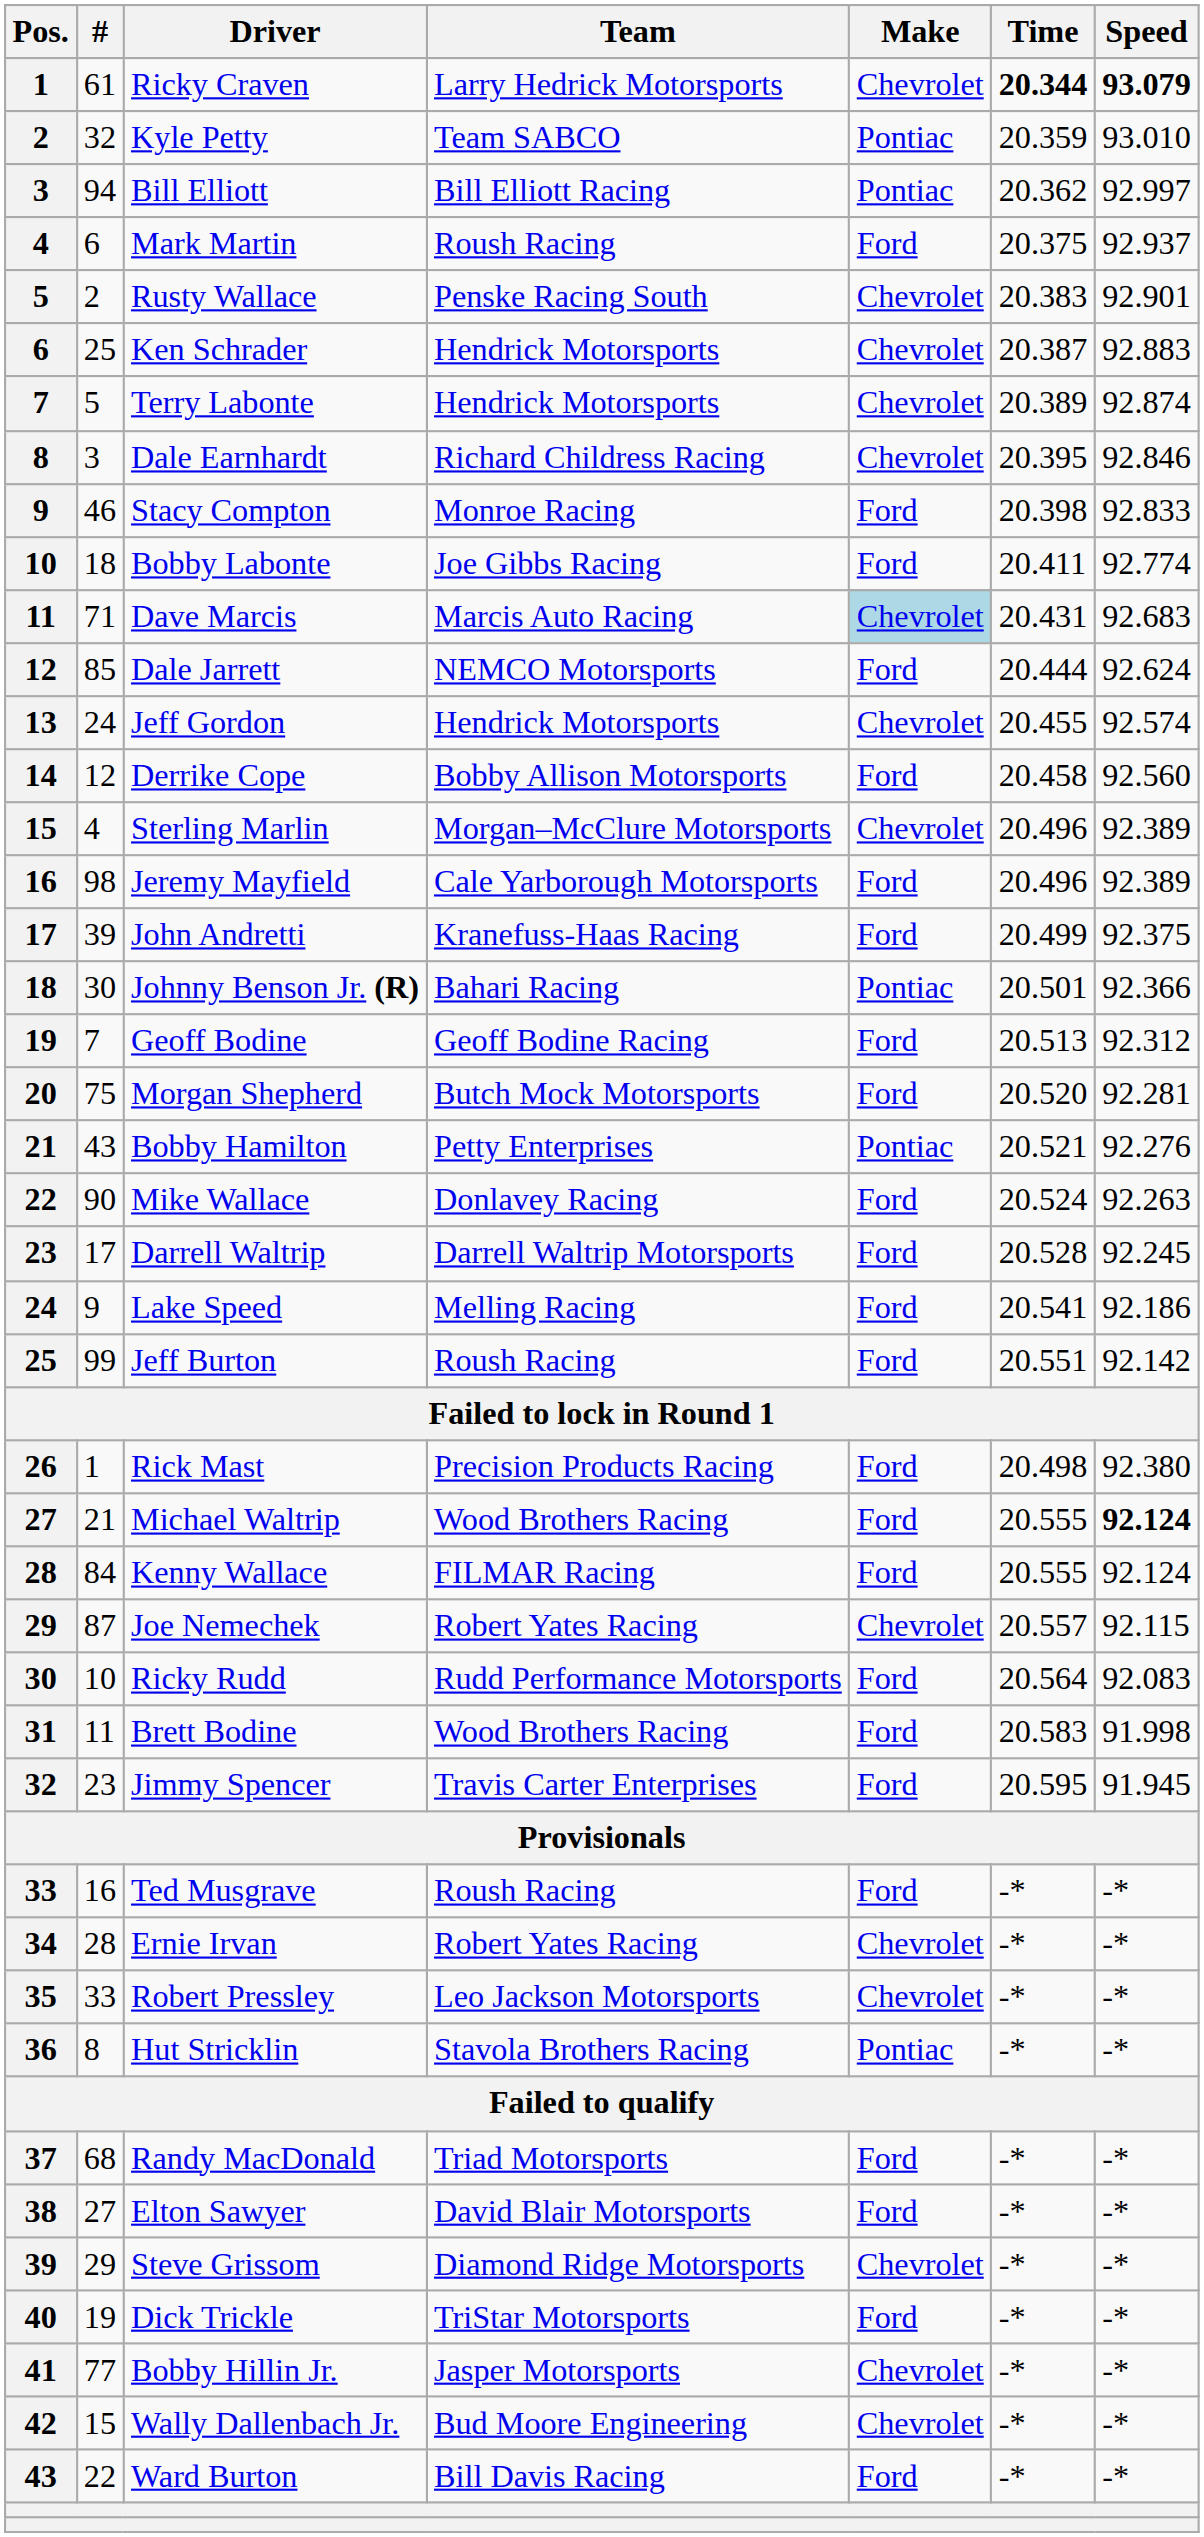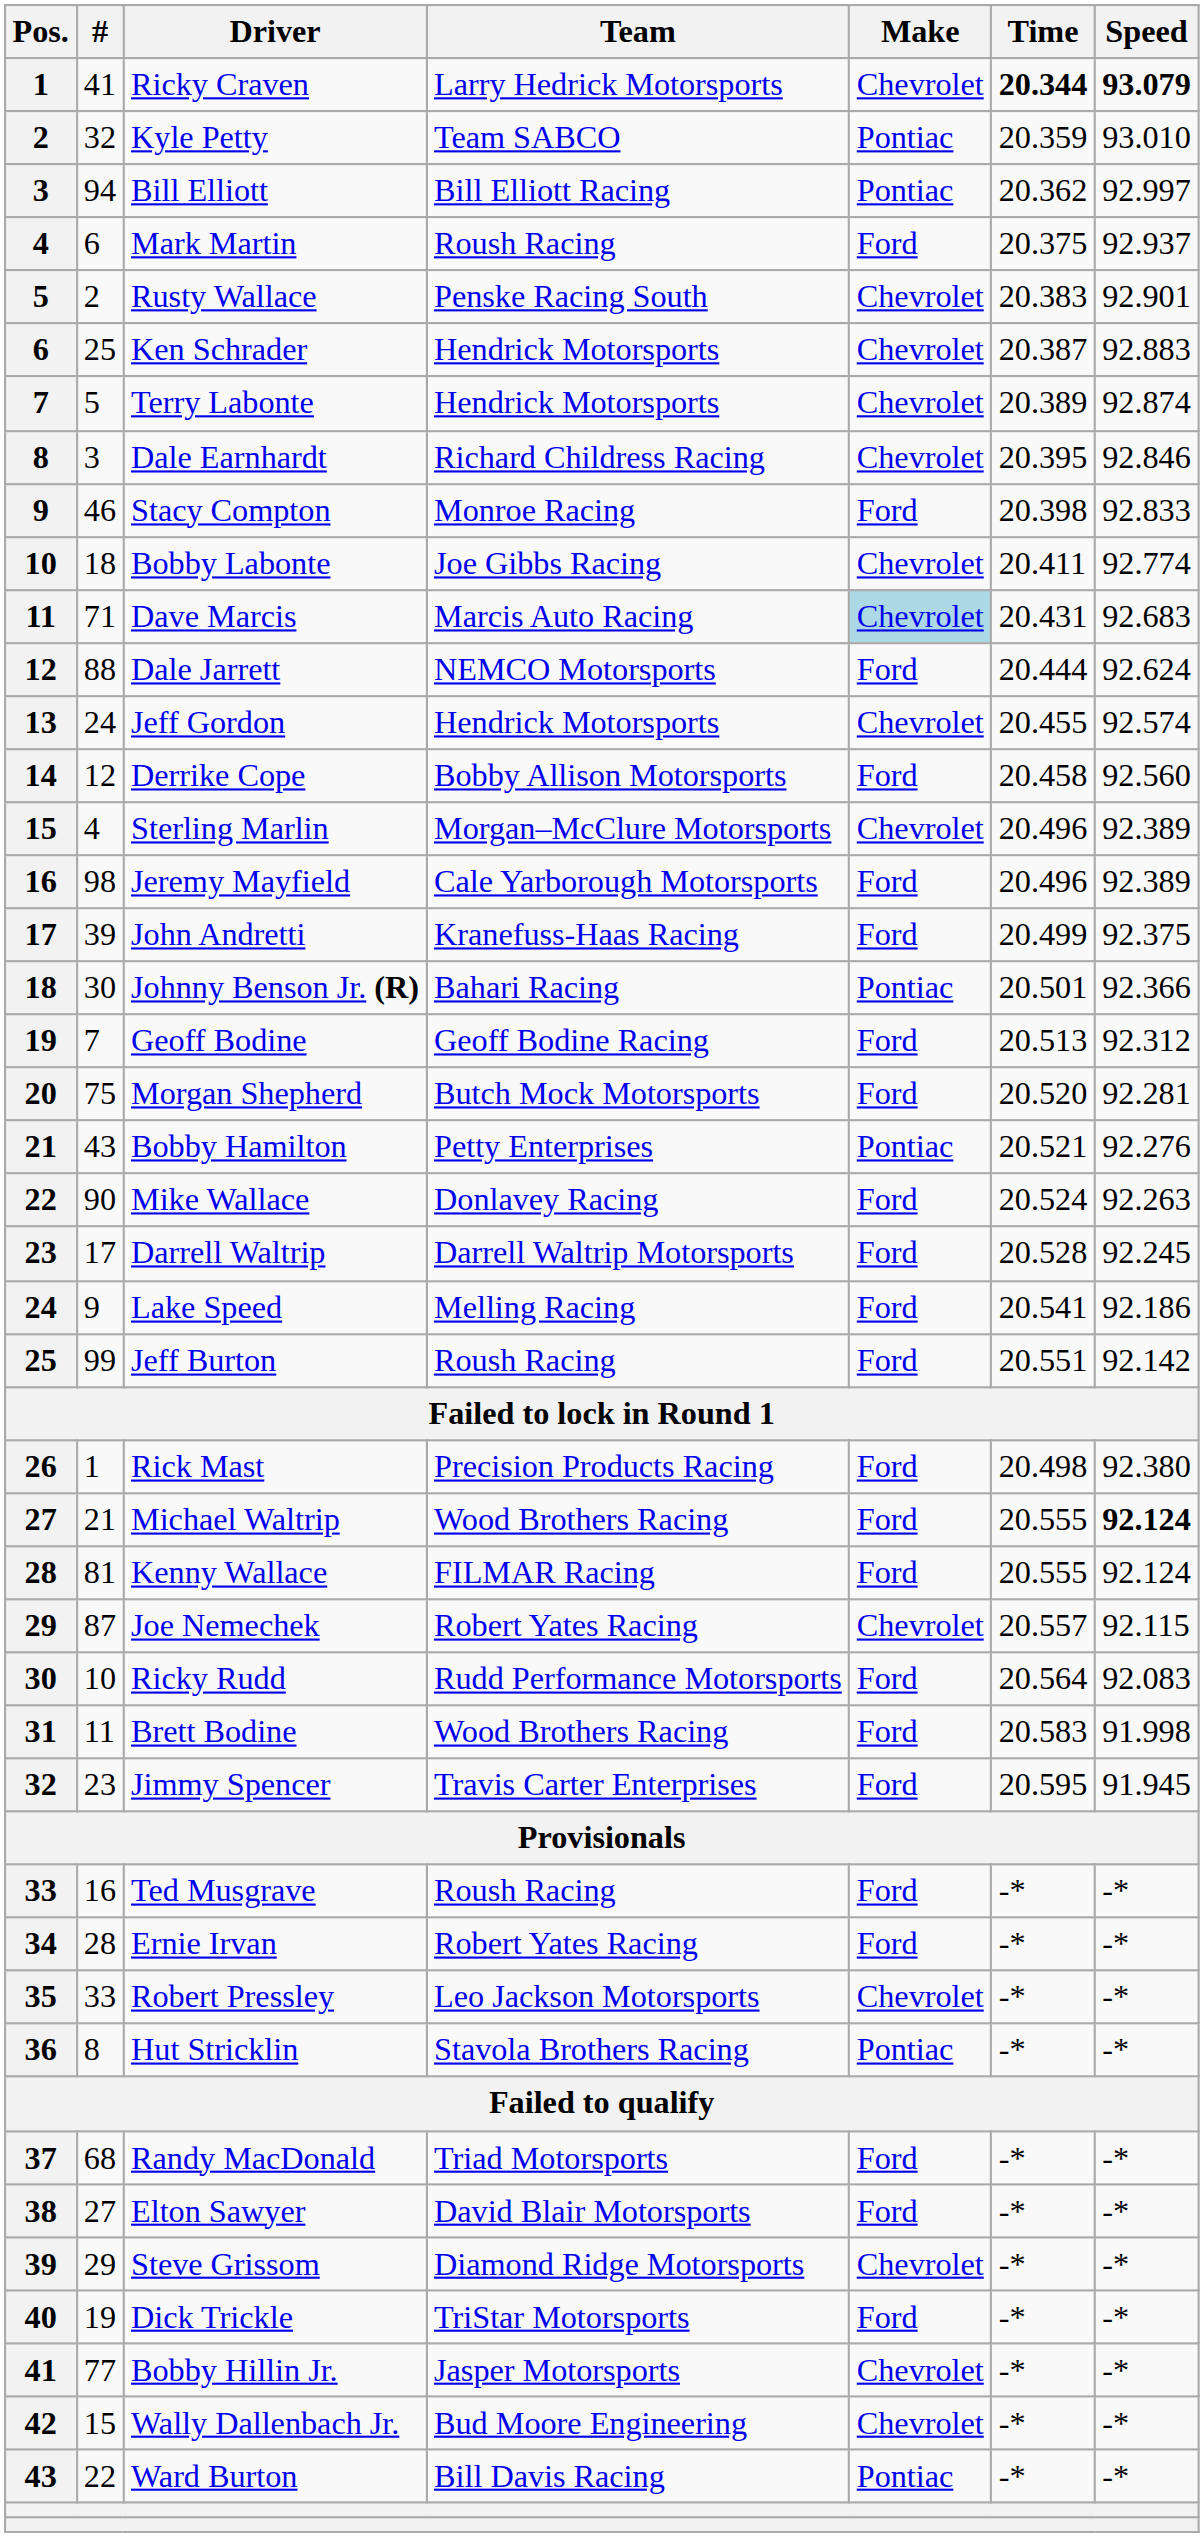(100, 84) 61 -> (100, 84) 41
(887, 562) Ford -> (920, 562) Chevrolet
(100, 668) 85 -> (100, 668) 88
(100, 1572) 84 -> (100, 1572) 81
(920, 1944) Chevrolet -> (887, 1944) Ford
(887, 2475) Ford -> (905, 2475) Pontiac
